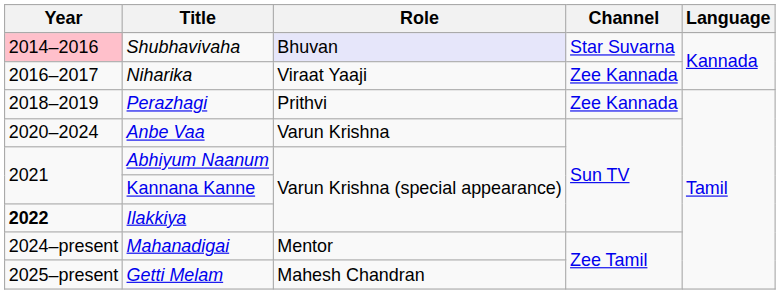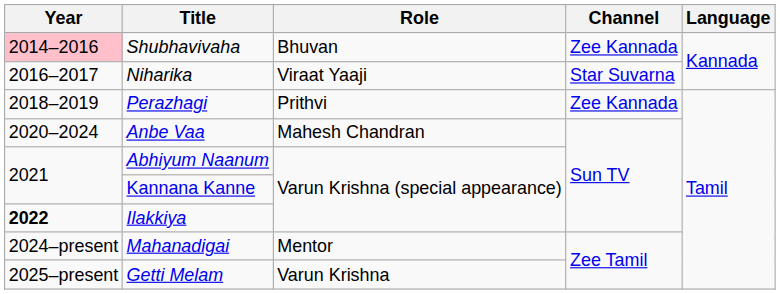(308, 47) lavender background -> (308, 47) no background
(622, 47) Star Suvarna -> (624, 47) Zee Kannada
(624, 75) Zee Kannada -> (622, 75) Star Suvarna
(333, 132) Varun Krishna -> (351, 132) Mahesh Chandran
(351, 274) Mahesh Chandran -> (333, 274) Varun Krishna
